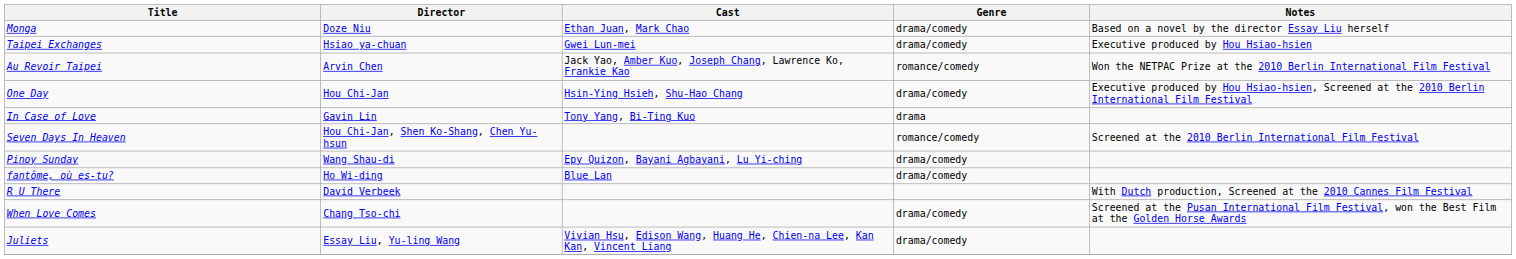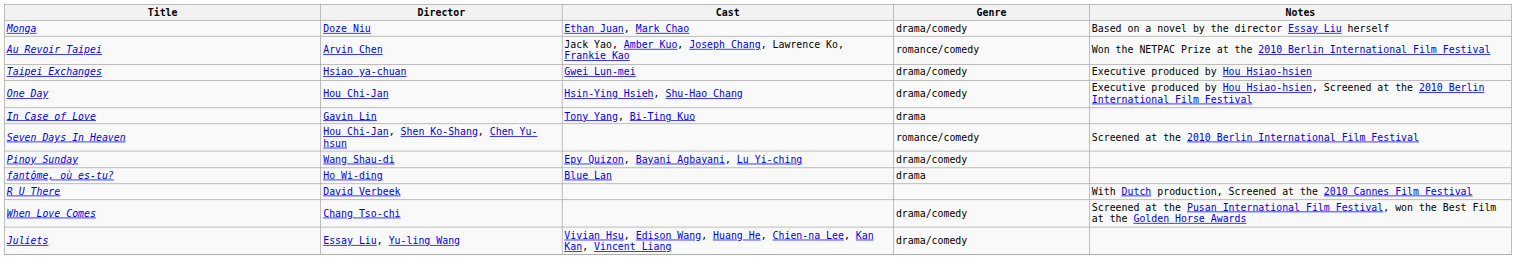rows swapped: (54, 66) <-> (54, 45)
(932, 175) drama/comedy -> (911, 175) drama
